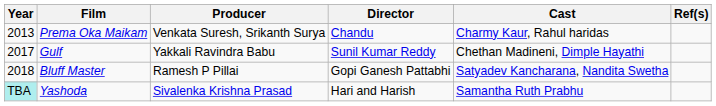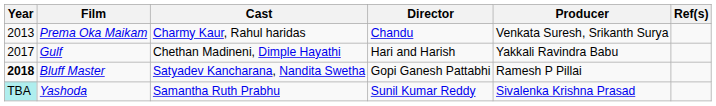columns swapped: (562, 14) <-> (239, 14)
(383, 52) Sunil Kumar Reddy -> (413, 52) Hari and Harish
(21, 71) normal -> (21, 71) bold
(373, 91) Hari and Harish -> (423, 91) Sunil Kumar Reddy
